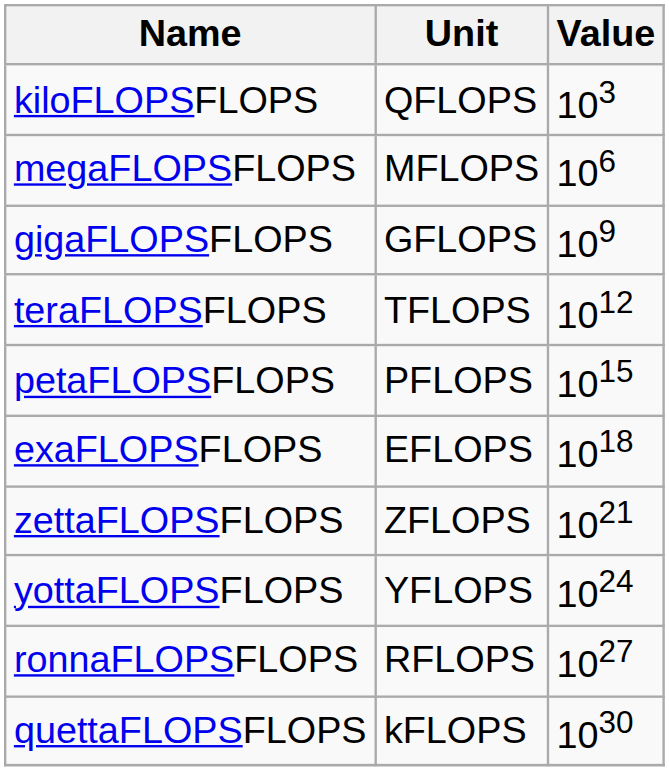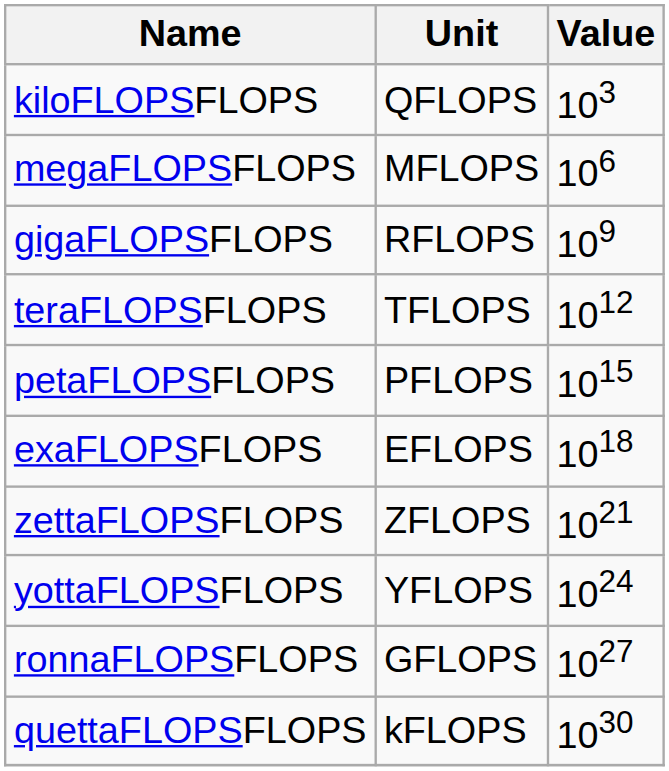(461, 239) GFLOPS -> (459, 239) RFLOPS
(459, 660) RFLOPS -> (461, 660) GFLOPS
